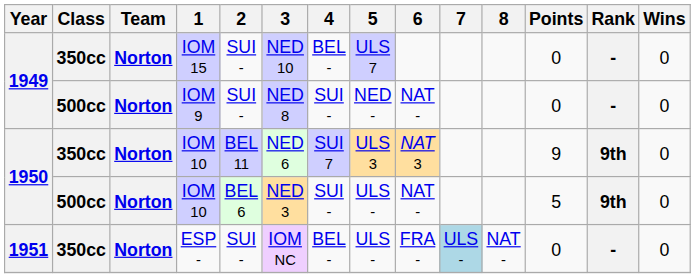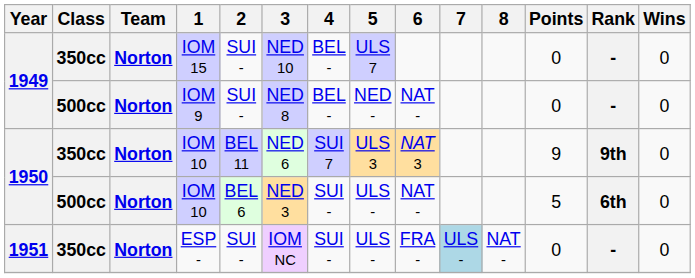(329, 105) SUI - -> (329, 105) BEL -
(613, 201) 9th -> (613, 201) 6th
(329, 249) BEL - -> (329, 249) SUI -
